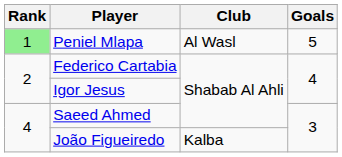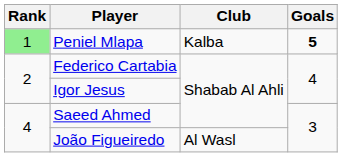(210, 41) Al Wasl -> (204, 41) Kalba
(313, 41) normal -> (313, 41) bold
(204, 139) Kalba -> (210, 139) Al Wasl
